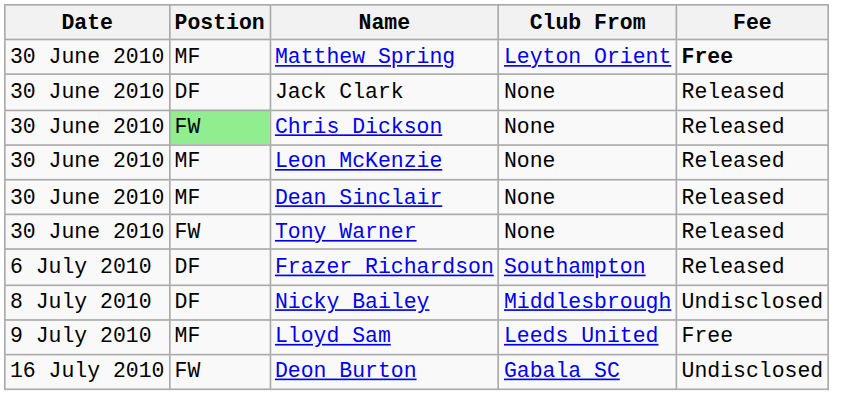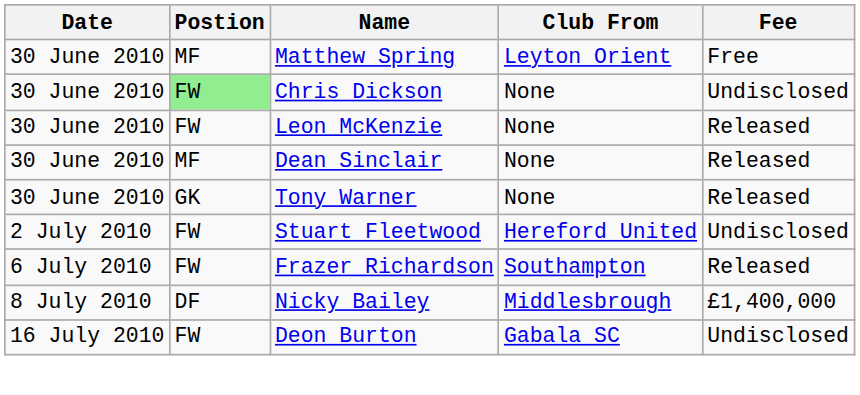(707, 57) bold -> (733, 57) normal
- row: (339, 92)
(733, 127) Released -> (778, 92) Undisclosed
(187, 162) MF -> (187, 127) FW
(187, 232) FW -> (187, 197) GK
+ row: (378, 232)
(187, 267) DF -> (187, 267) FW
(752, 302) Undisclosed -> (772, 302) £1,400,000
- row: (333, 337)
